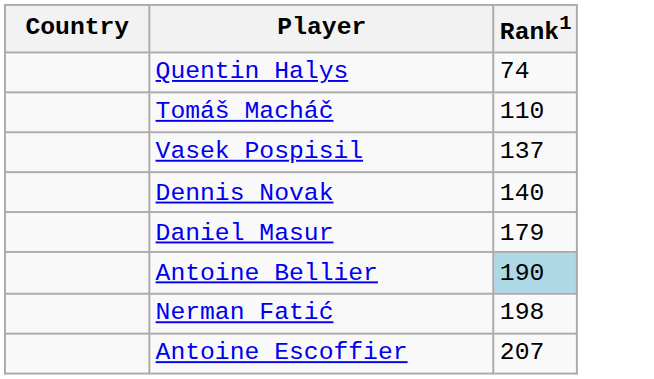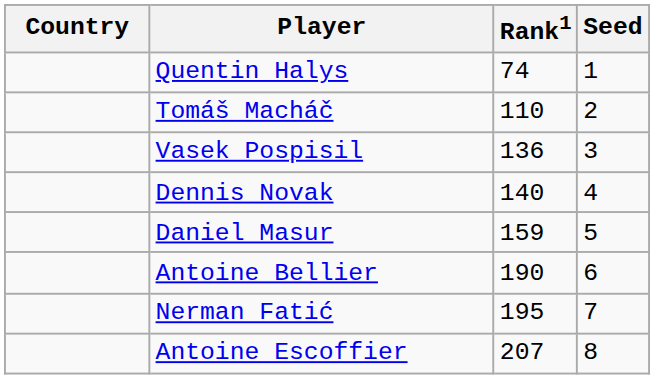+ column: (613, 28)
(522, 152) 137 -> (522, 152) 136
(522, 233) 179 -> (522, 233) 159
(522, 273) lightblue background -> (522, 273) no background
(522, 313) 198 -> (522, 313) 195
